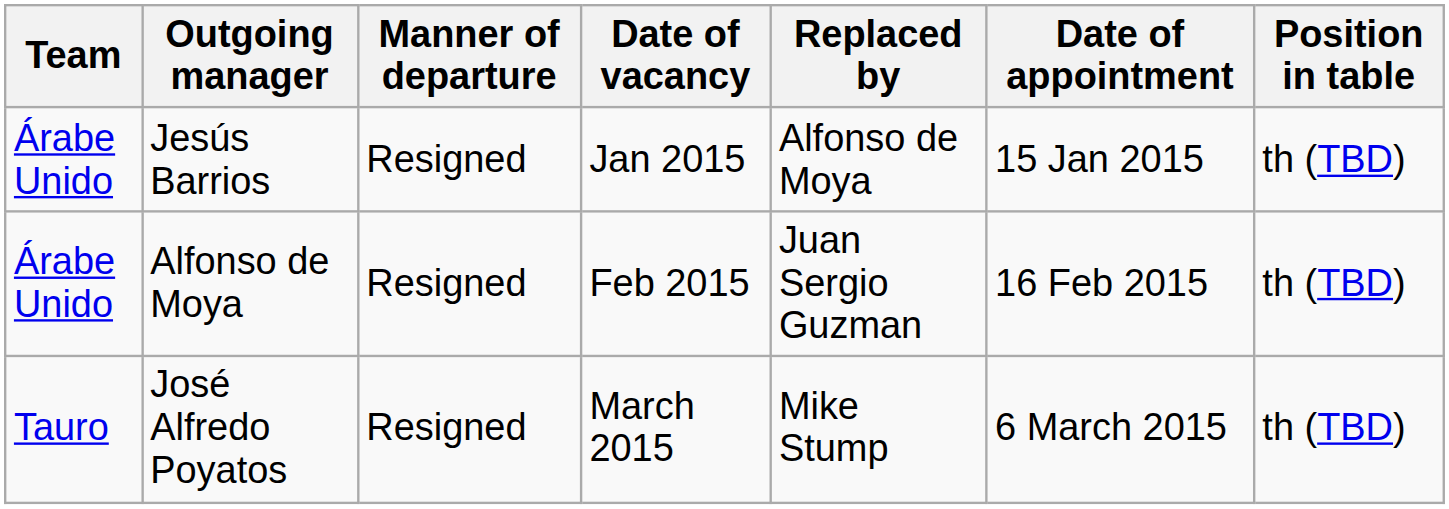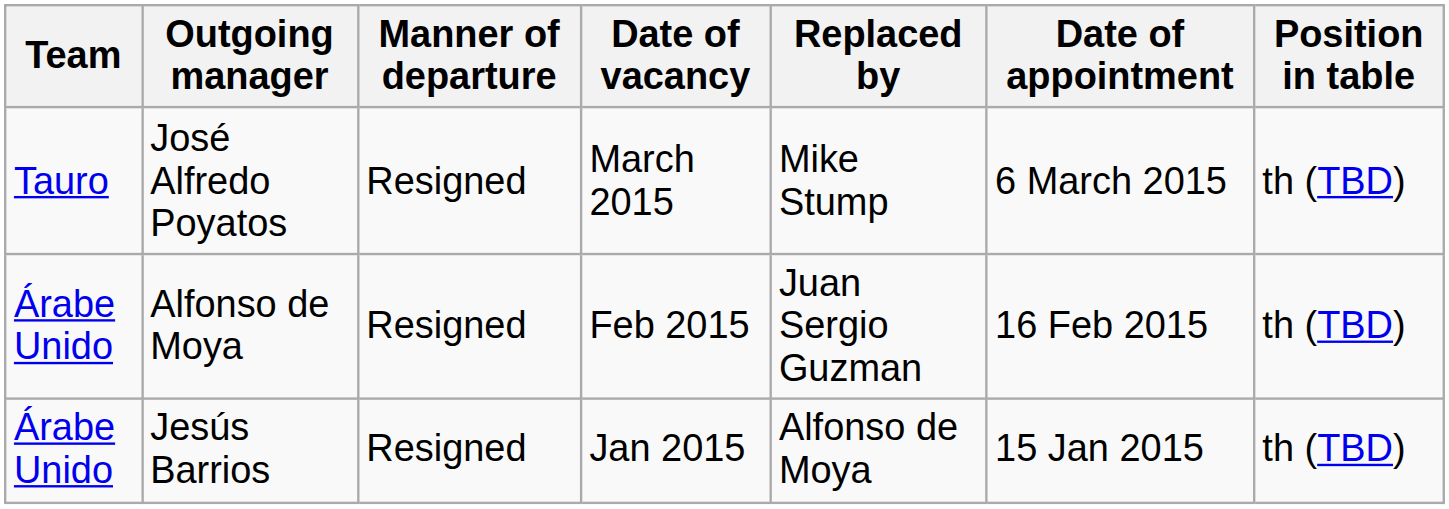rows swapped: (210, 158) <-> (219, 428)
